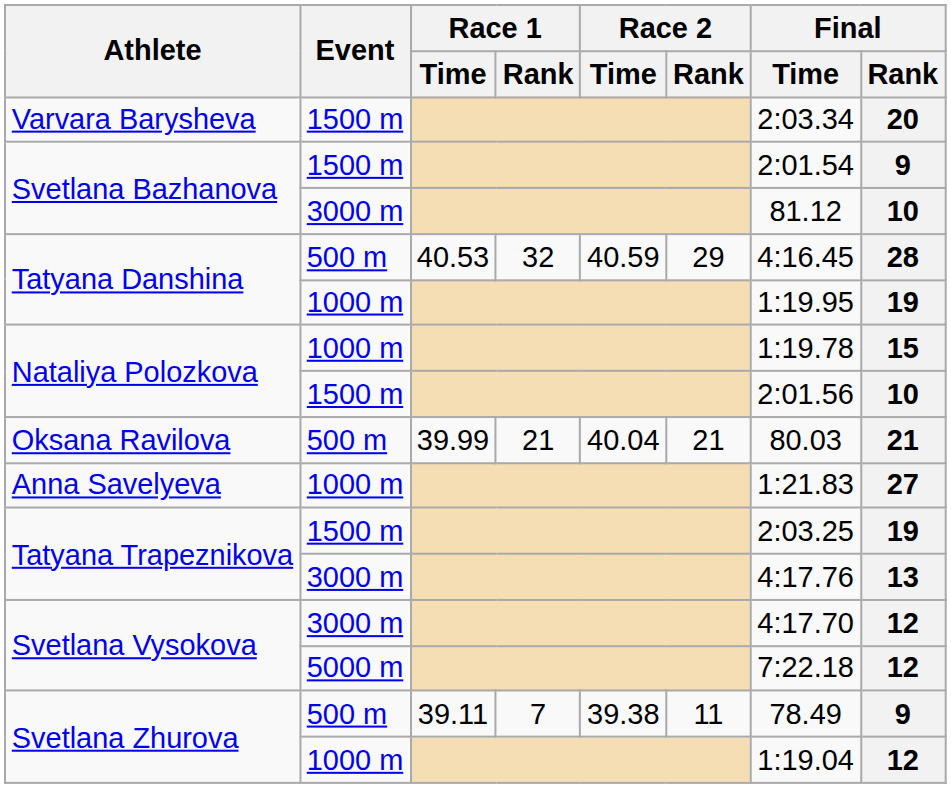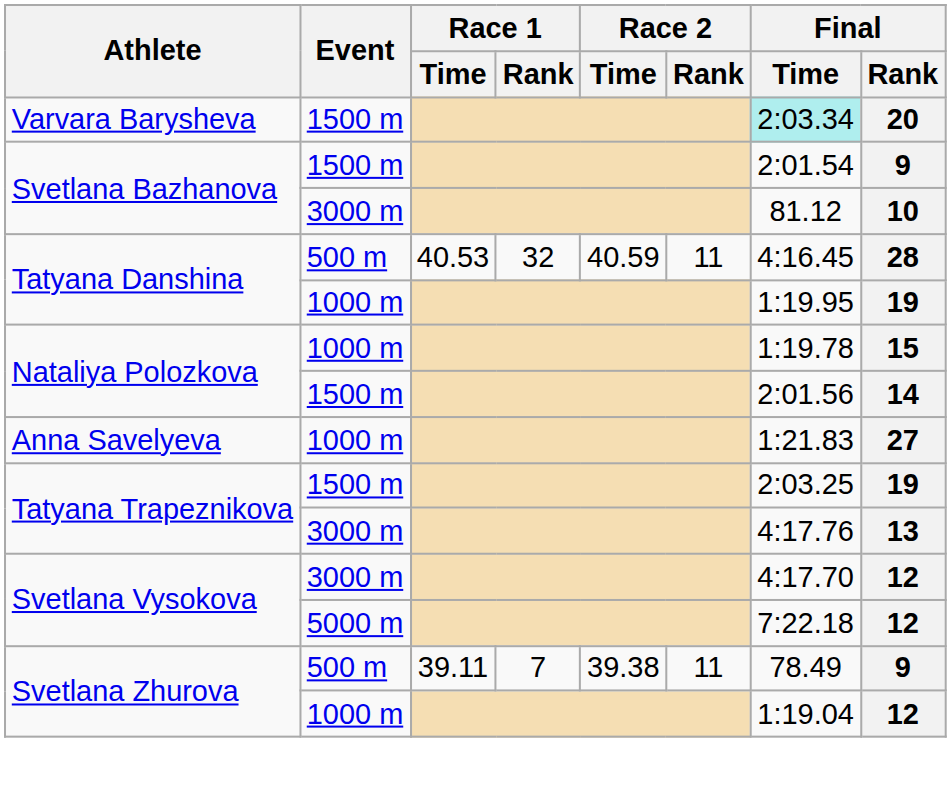(806, 120) no background -> (806, 120) paleturquoise background
(708, 257) 29 -> (708, 257) 11
(903, 394) 10 -> (903, 394) 14
- row: (121, 440)
